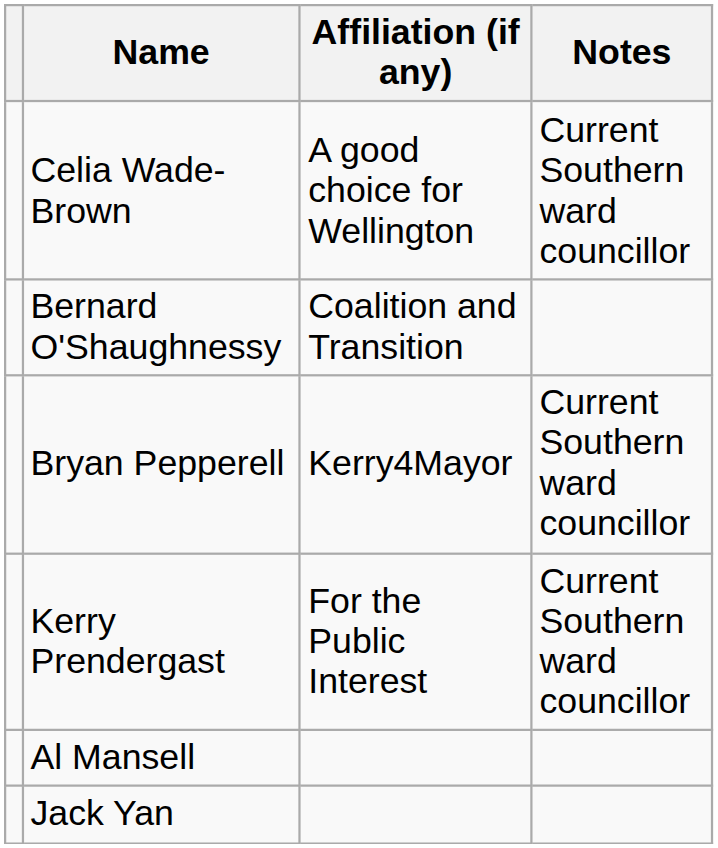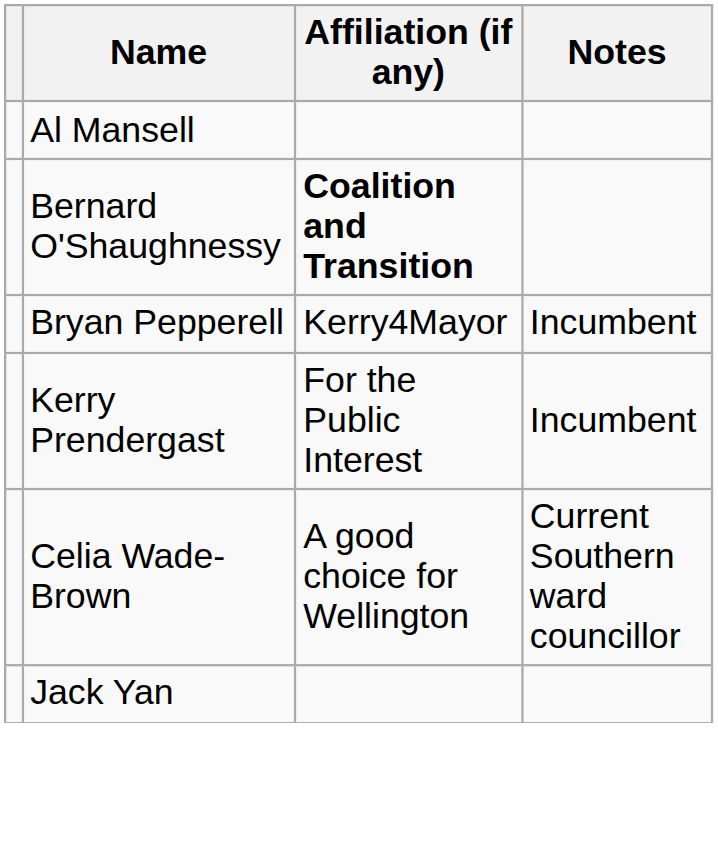rows swapped: (113, 757) <-> (128, 189)
(412, 326) normal -> (389, 226) bold
(615, 463) Current Southern ward councillor -> (613, 322) Incumbent
(615, 640) Current Southern ward councillor -> (613, 419) Incumbent
